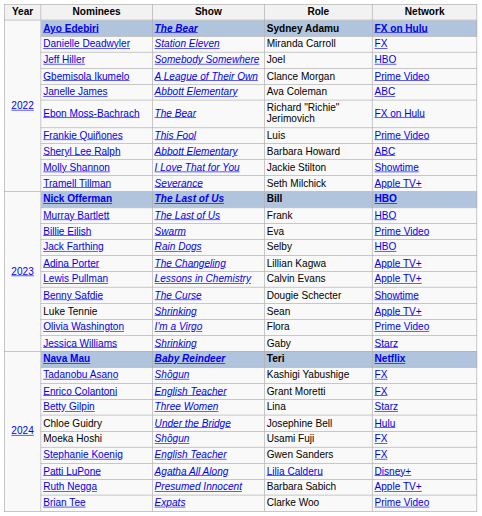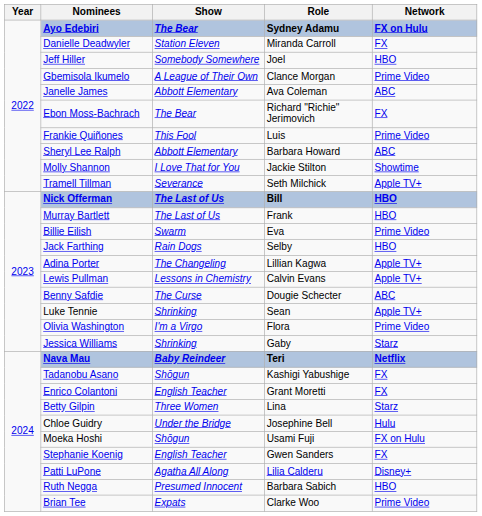(400, 114) FX on Hulu -> (381, 114) FX
(397, 295) Showtime -> (385, 295) ABC
(381, 439) FX -> (400, 439) FX on Hulu
(398, 487) Apple TV+ -> (385, 487) HBO
